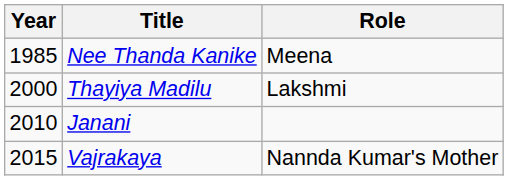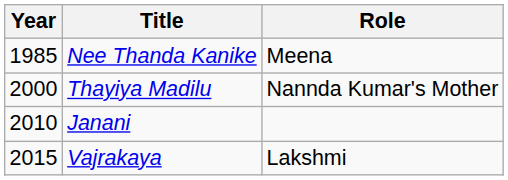(307, 89) Lakshmi -> (382, 89) Nannda Kumar's Mother
(382, 157) Nannda Kumar's Mother -> (307, 157) Lakshmi
